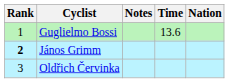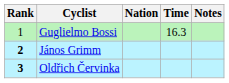columns swapped: (205, 13) <-> (139, 13)
(170, 31) 13.6 -> (176, 31) 16.3
(20, 68) normal -> (20, 68) bold
